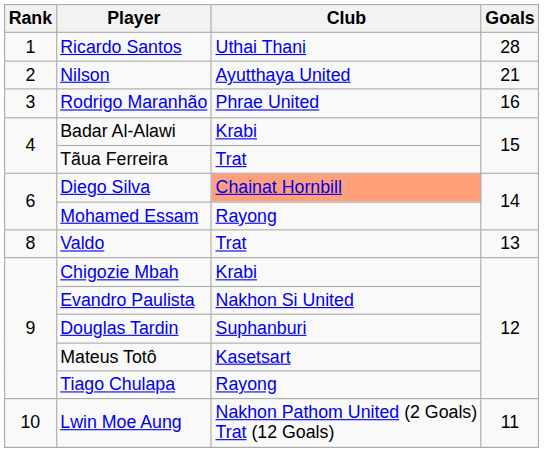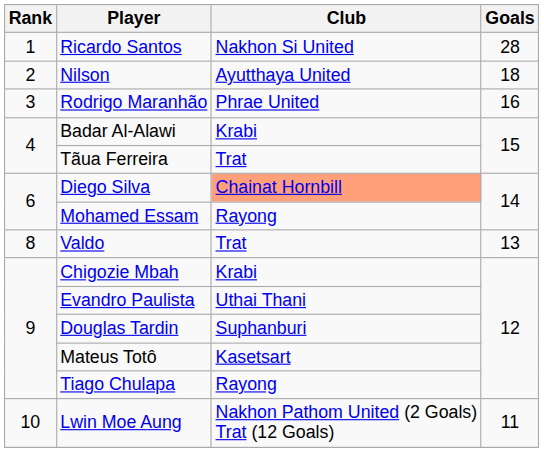(261, 46) Uthai Thani -> (285, 46) Nakhon Si United
(510, 74) 21 -> (510, 74) 18
(285, 300) Nakhon Si United -> (261, 300) Uthai Thani
